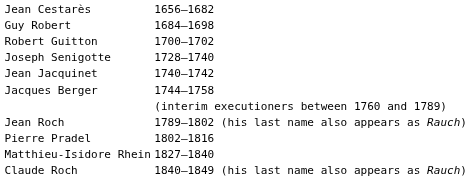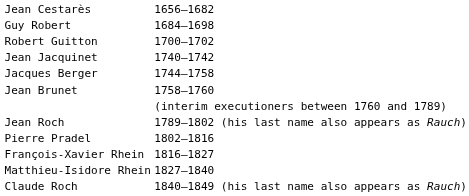- row: (58, 57)
+ row: (41, 90)
+ row: (74, 154)
